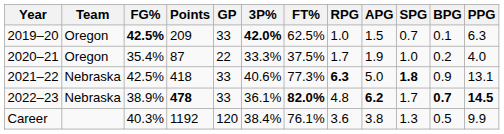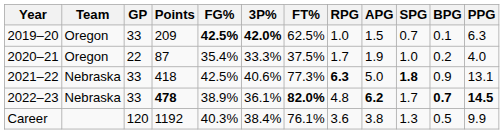columns swapped: (227, 14) <-> (145, 14)
